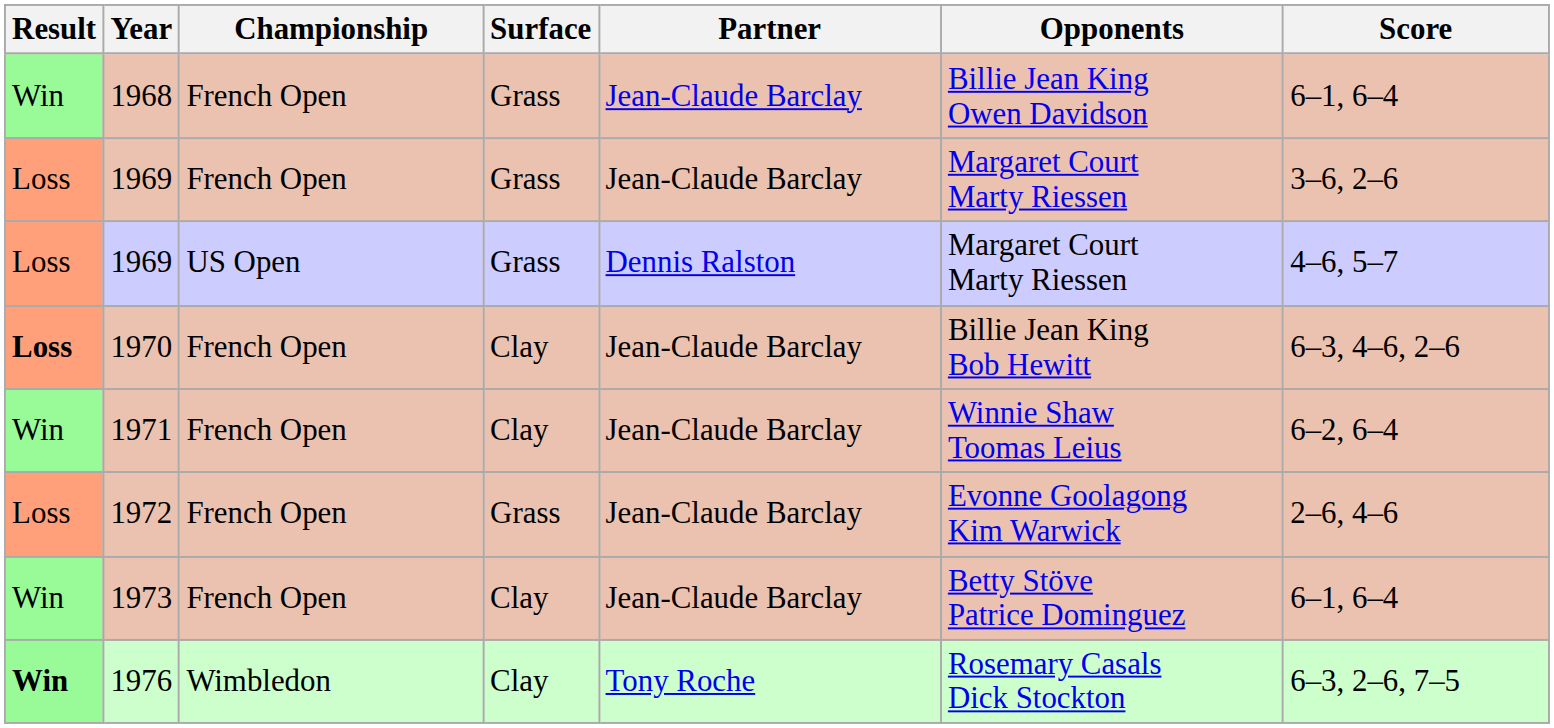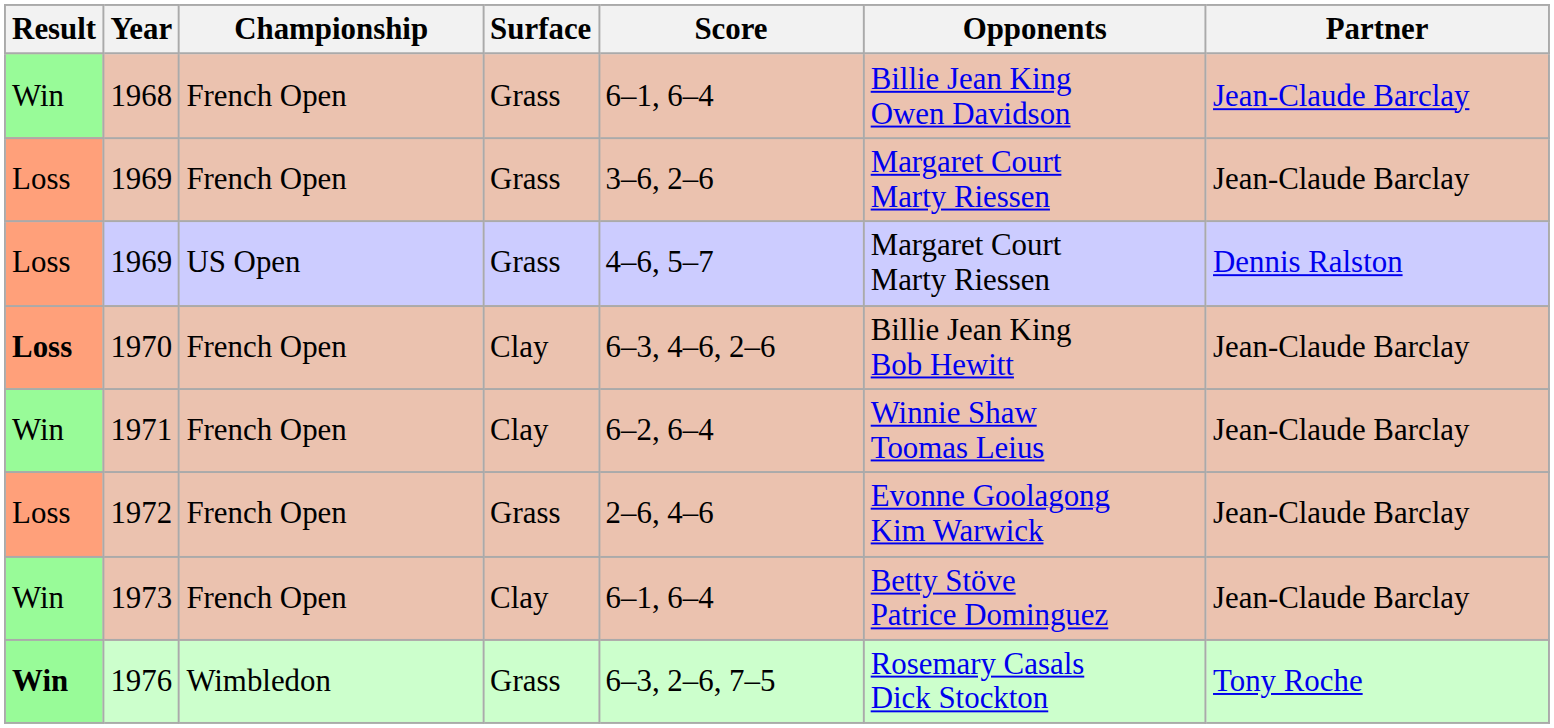columns swapped: (770, 28) <-> (1416, 28)
(519, 681) Clay -> (525, 681) Grass
